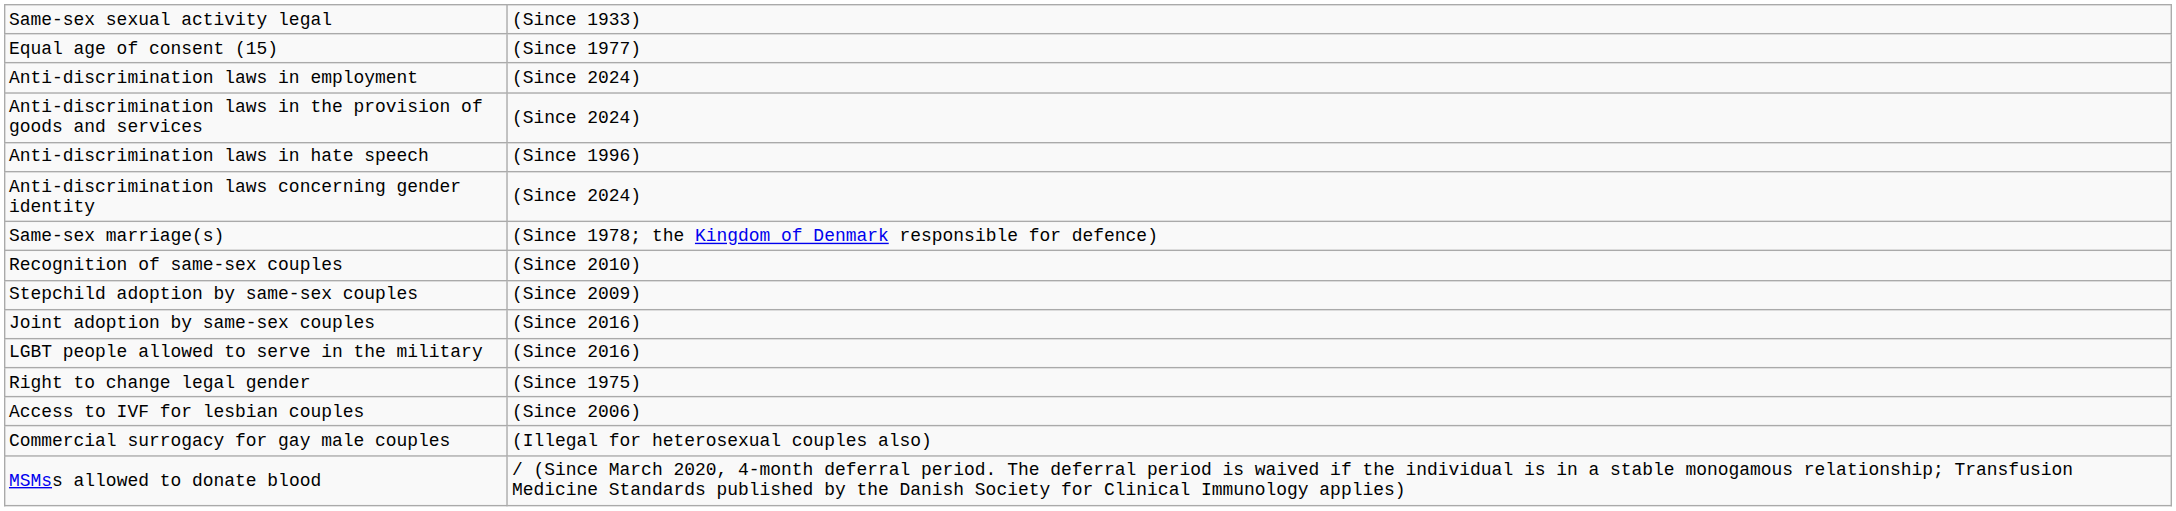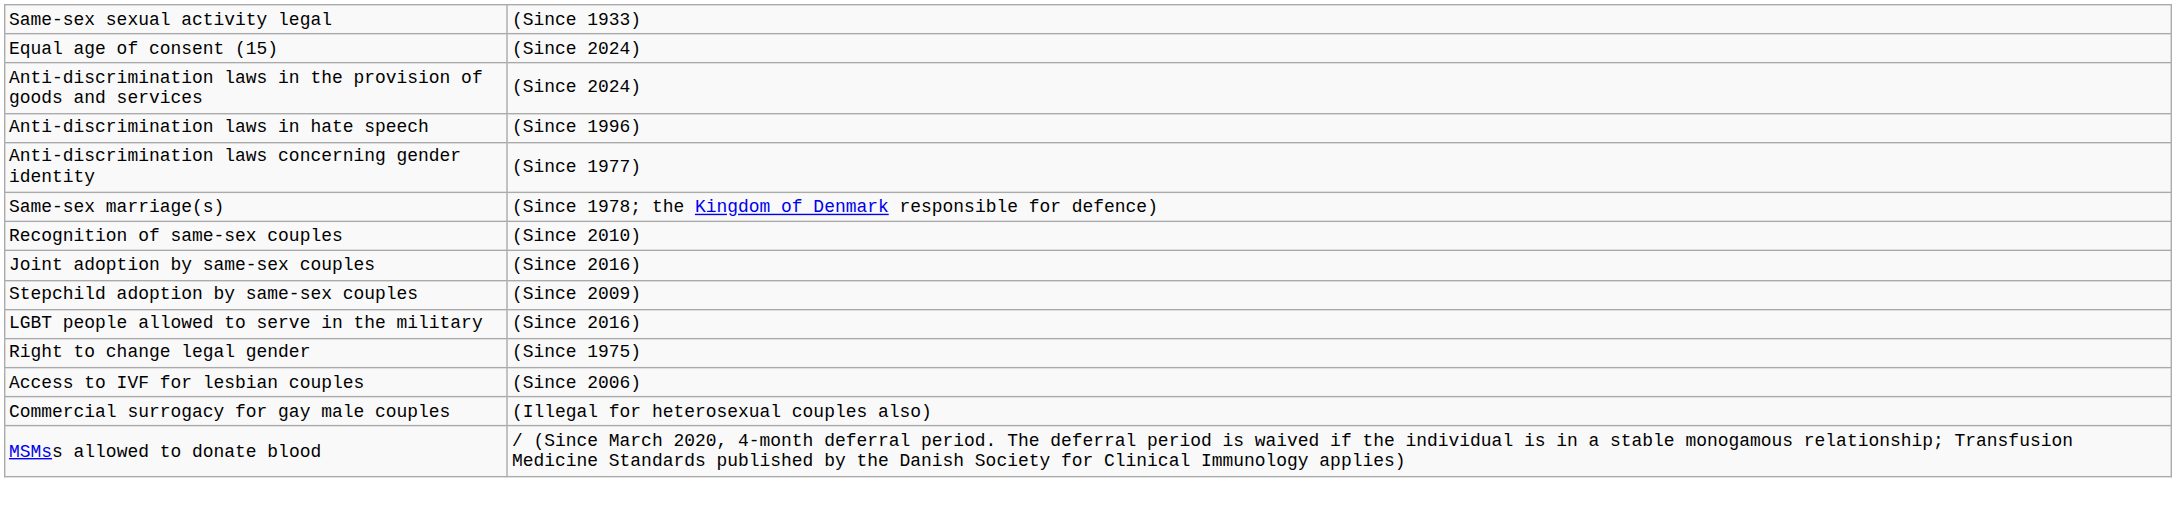(577, 49) (Since 1977) -> (577, 49) (Since 2024)
- row: (214, 78)
(577, 197) (Since 2024) -> (577, 167) (Since 1977)
rows swapped: (214, 295) <-> (192, 324)
